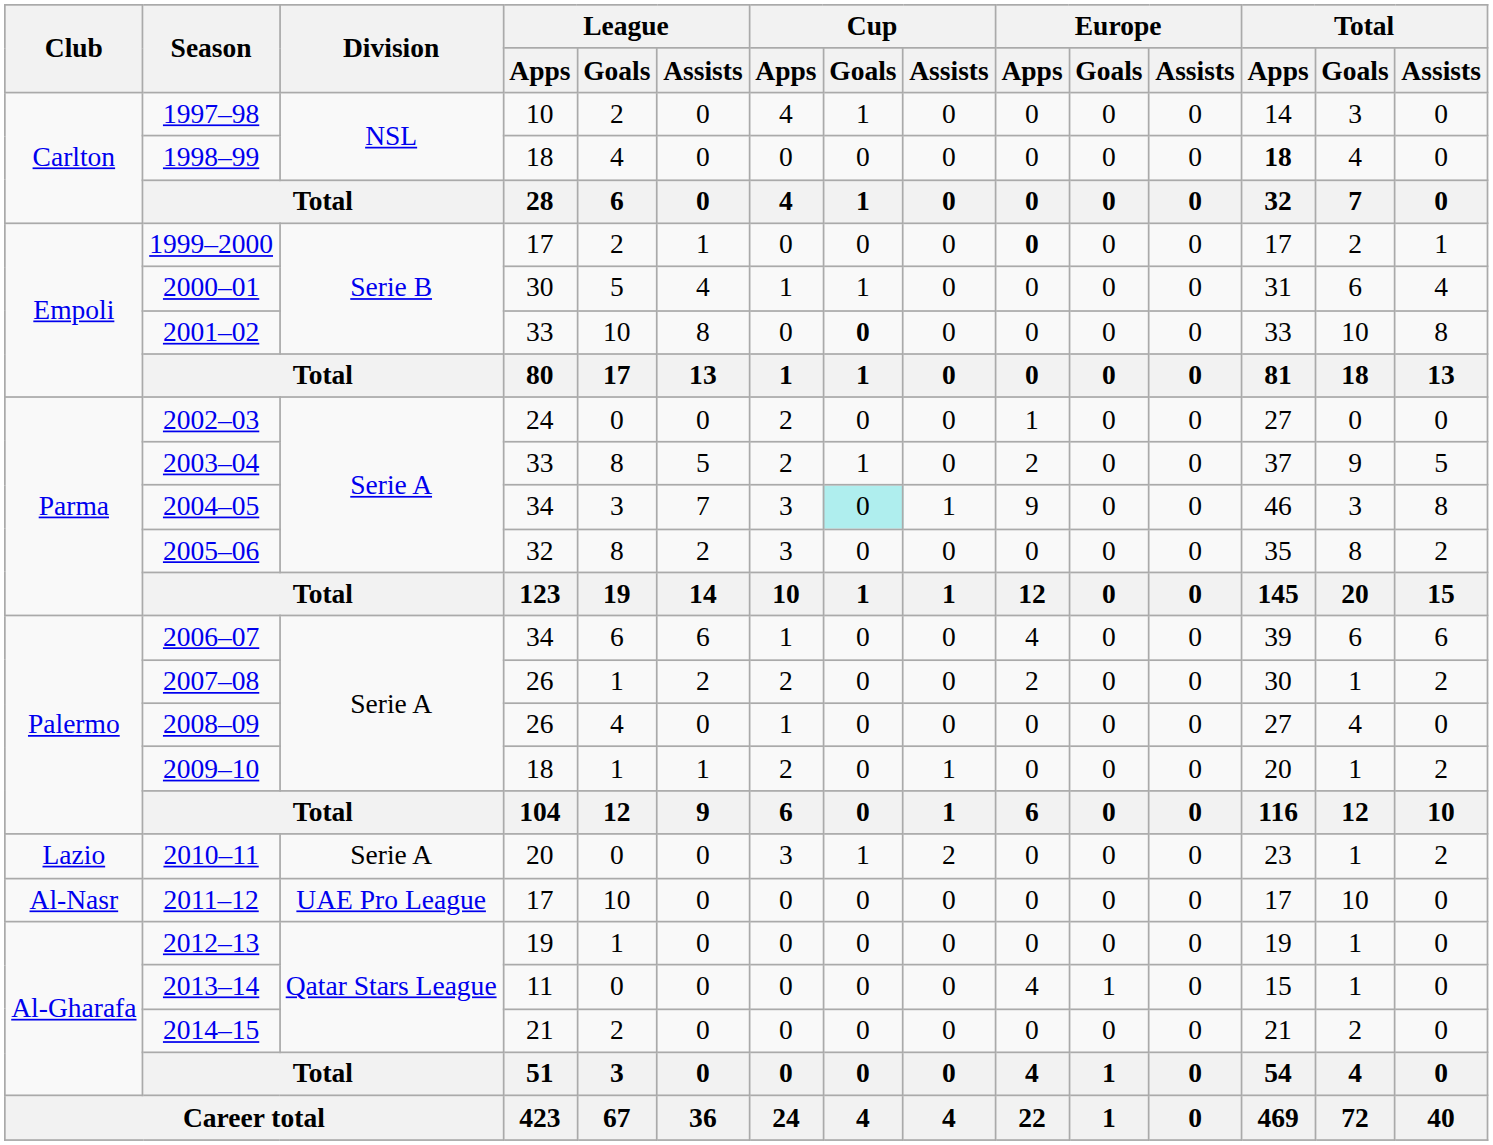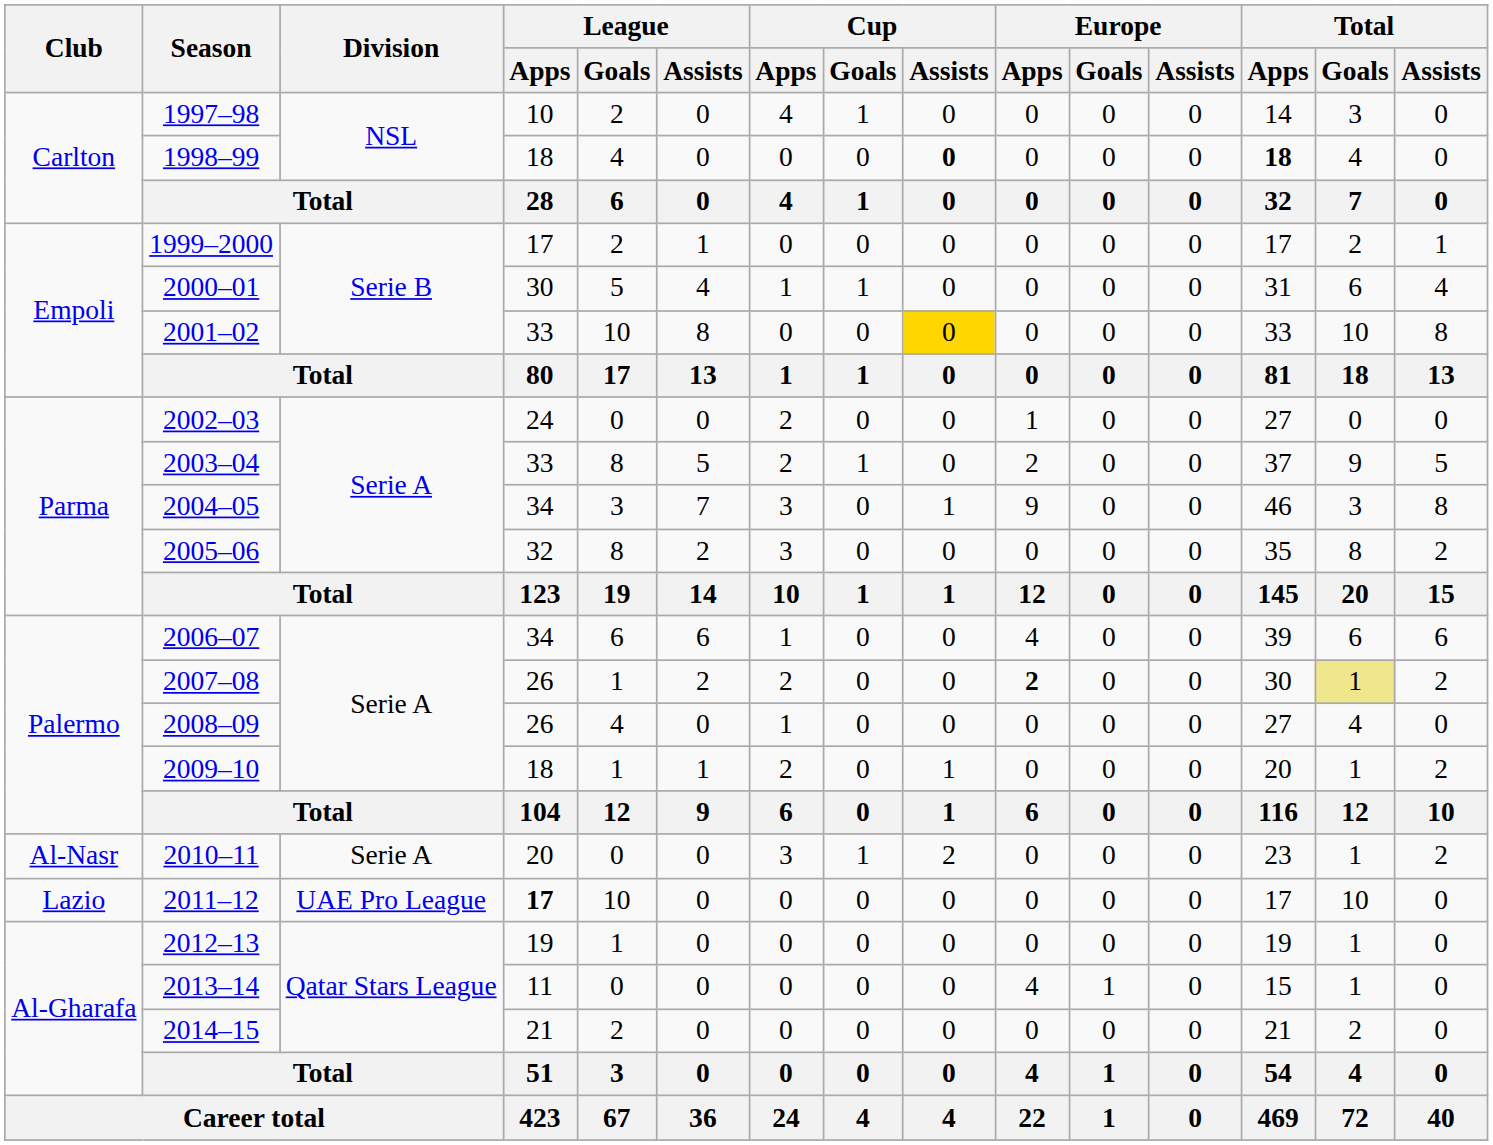(949, 157) normal -> (949, 157) bold
(1032, 244) bold -> (1032, 244) normal
(863, 331) bold -> (863, 331) normal
(949, 331) no background -> (949, 331) gold background
(863, 506) paleturquoise background -> (863, 506) no background
(1032, 680) normal -> (1032, 680) bold
(1355, 680) no background -> (1355, 680) khaki background
(74, 855) Lazio -> (74, 855) Al-Nasr
(74, 899) Al-Nasr -> (74, 899) Lazio
(540, 899) normal -> (540, 899) bold
